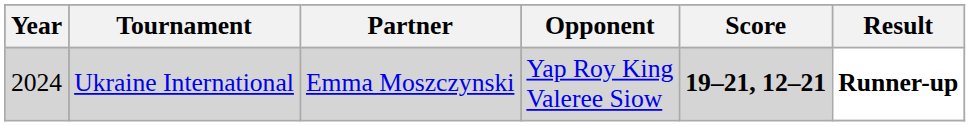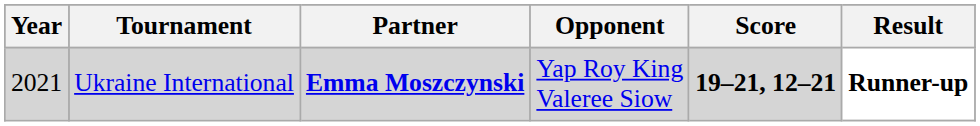(37, 83) 2024 -> (37, 83) 2021
(410, 83) normal -> (415, 83) bold
